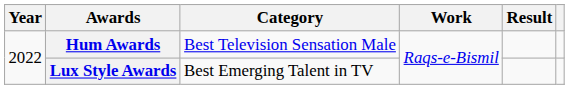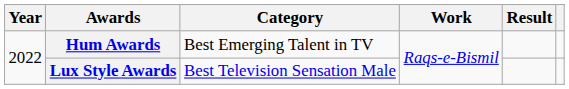(290, 44) Best Television Sensation Male -> (279, 44) Best Emerging Talent in TV
(279, 71) Best Emerging Talent in TV -> (290, 71) Best Television Sensation Male
